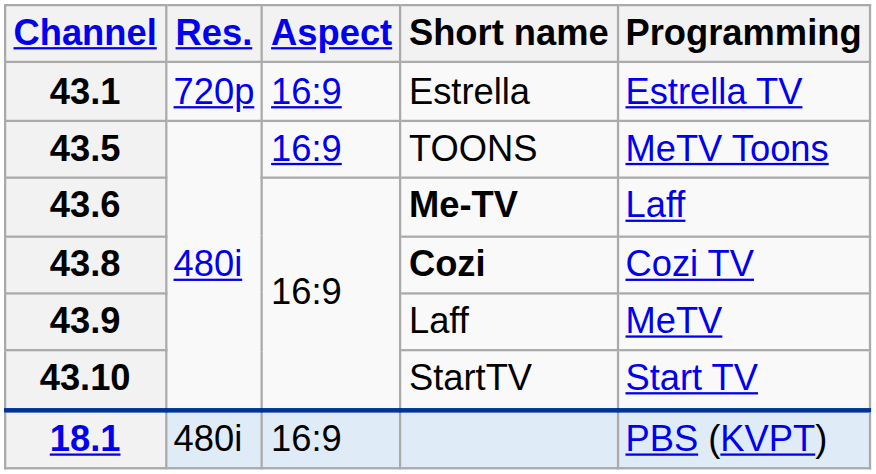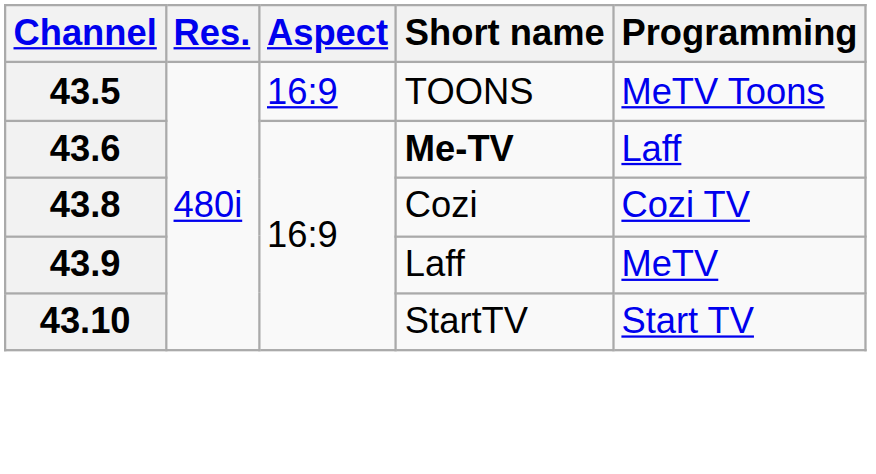- row: (85, 90)
(447, 263) bold -> (441, 206) normal
- row: (85, 438)
